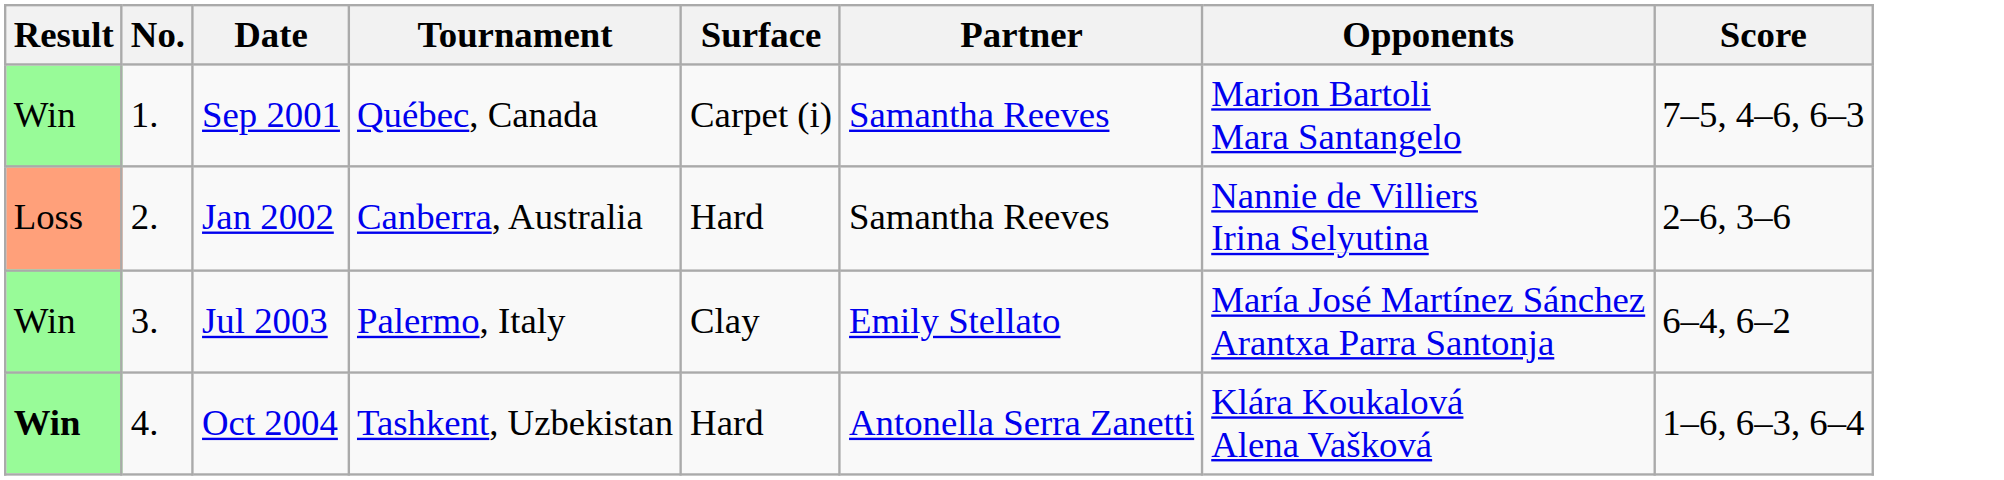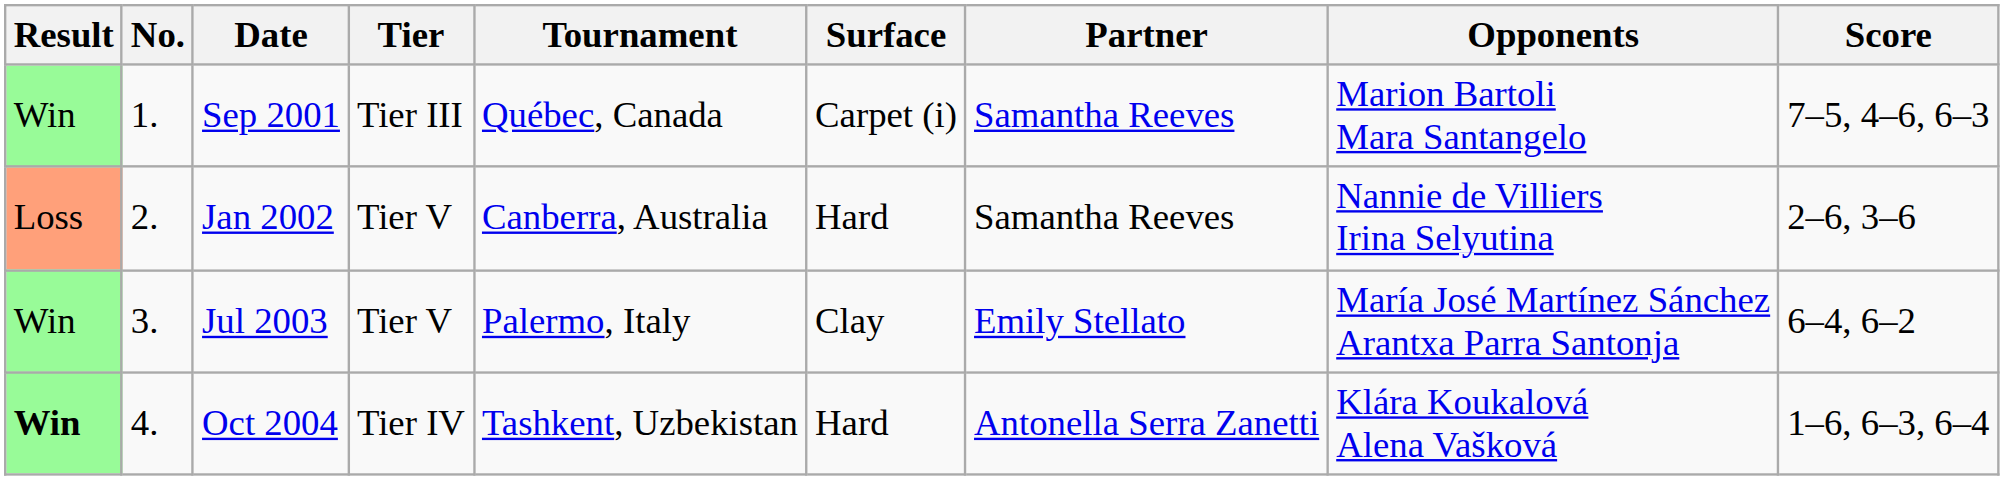+ column: (411, 33)
